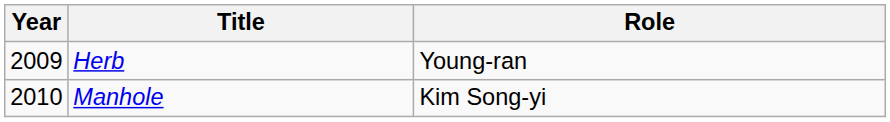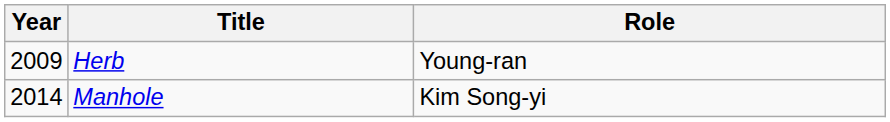(36, 97) 2010 -> (36, 97) 2014
